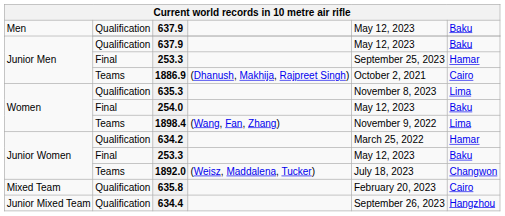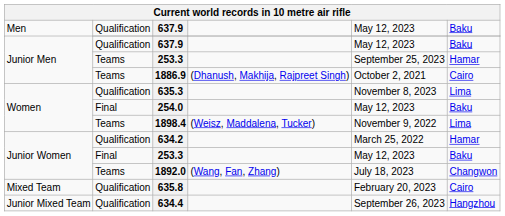(106, 60) Final -> (110, 60) Teams
(235, 124) (Wang, Fan, Zhang) -> (253, 124) (Weisz, Maddalena, Tucker)
(253, 171) (Weisz, Maddalena, Tucker) -> (235, 171) (Wang, Fan, Zhang)
